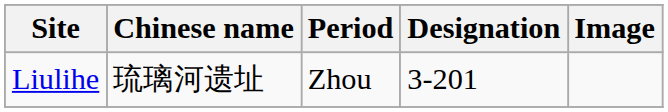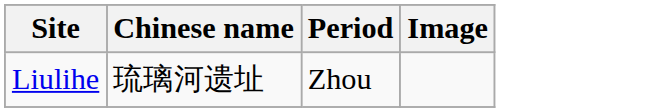- column: (484, 28)
